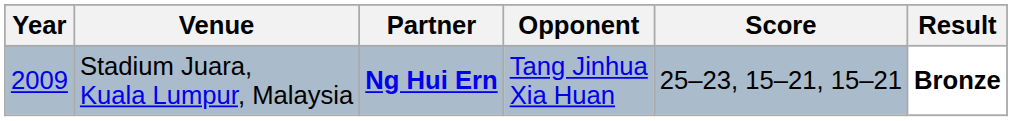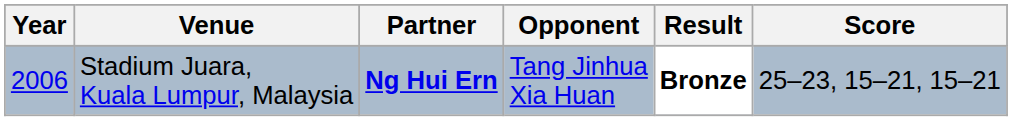columns swapped: (781, 26) <-> (957, 26)
(39, 80) 2009 -> (39, 80) 2006
